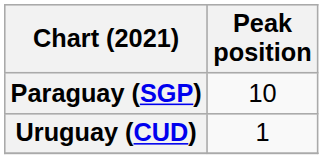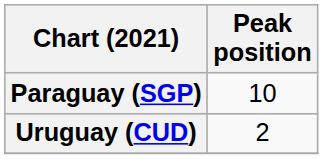(263, 133) 1 -> (263, 133) 2
